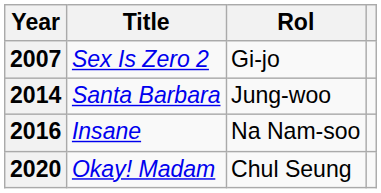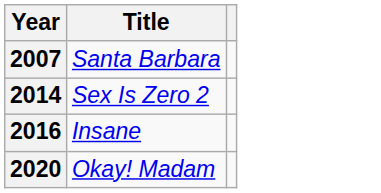- column: (296, 22)
(140, 59) Sex Is Zero 2 -> (146, 59) Santa Barbara
(146, 95) Santa Barbara -> (140, 95) Sex Is Zero 2
